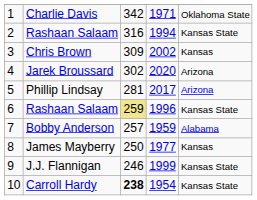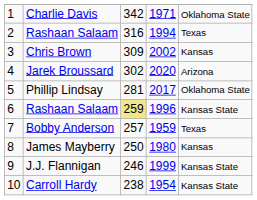(209, 33) Kansas State -> (193, 33) Texas
(197, 90) Arizona -> (215, 90) Oklahoma State
(200, 128) Alabama -> (193, 128) Texas
(163, 147) 1977 -> (163, 147) 1980
(134, 185) bold -> (134, 185) normal
